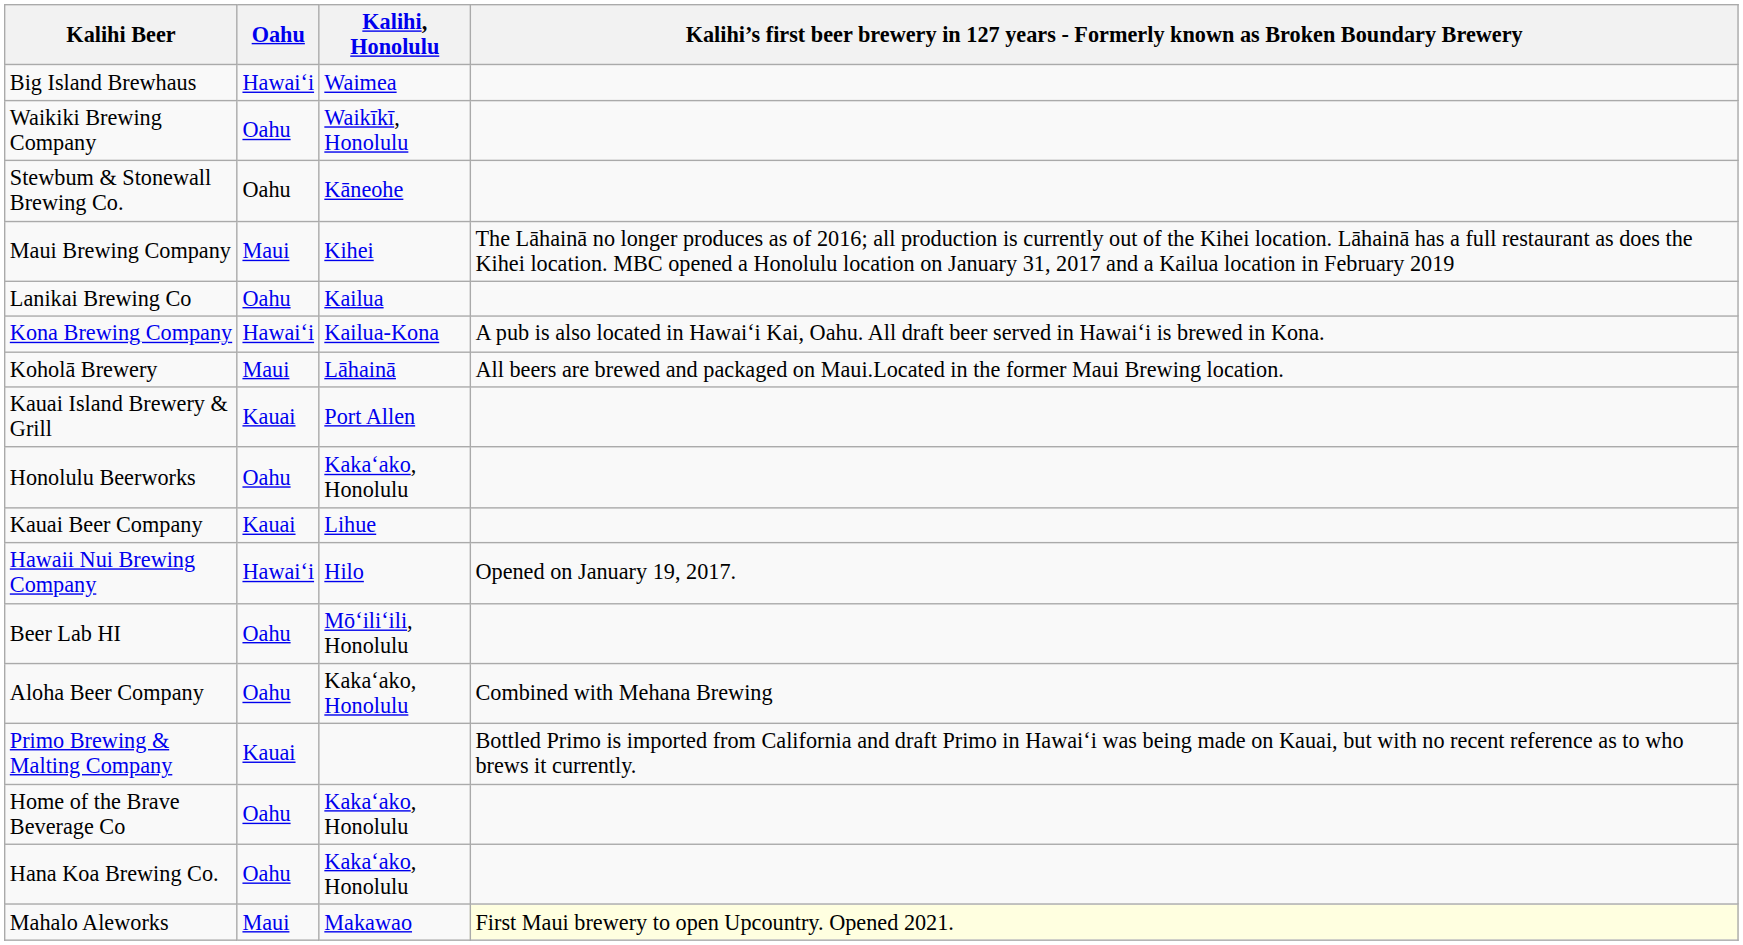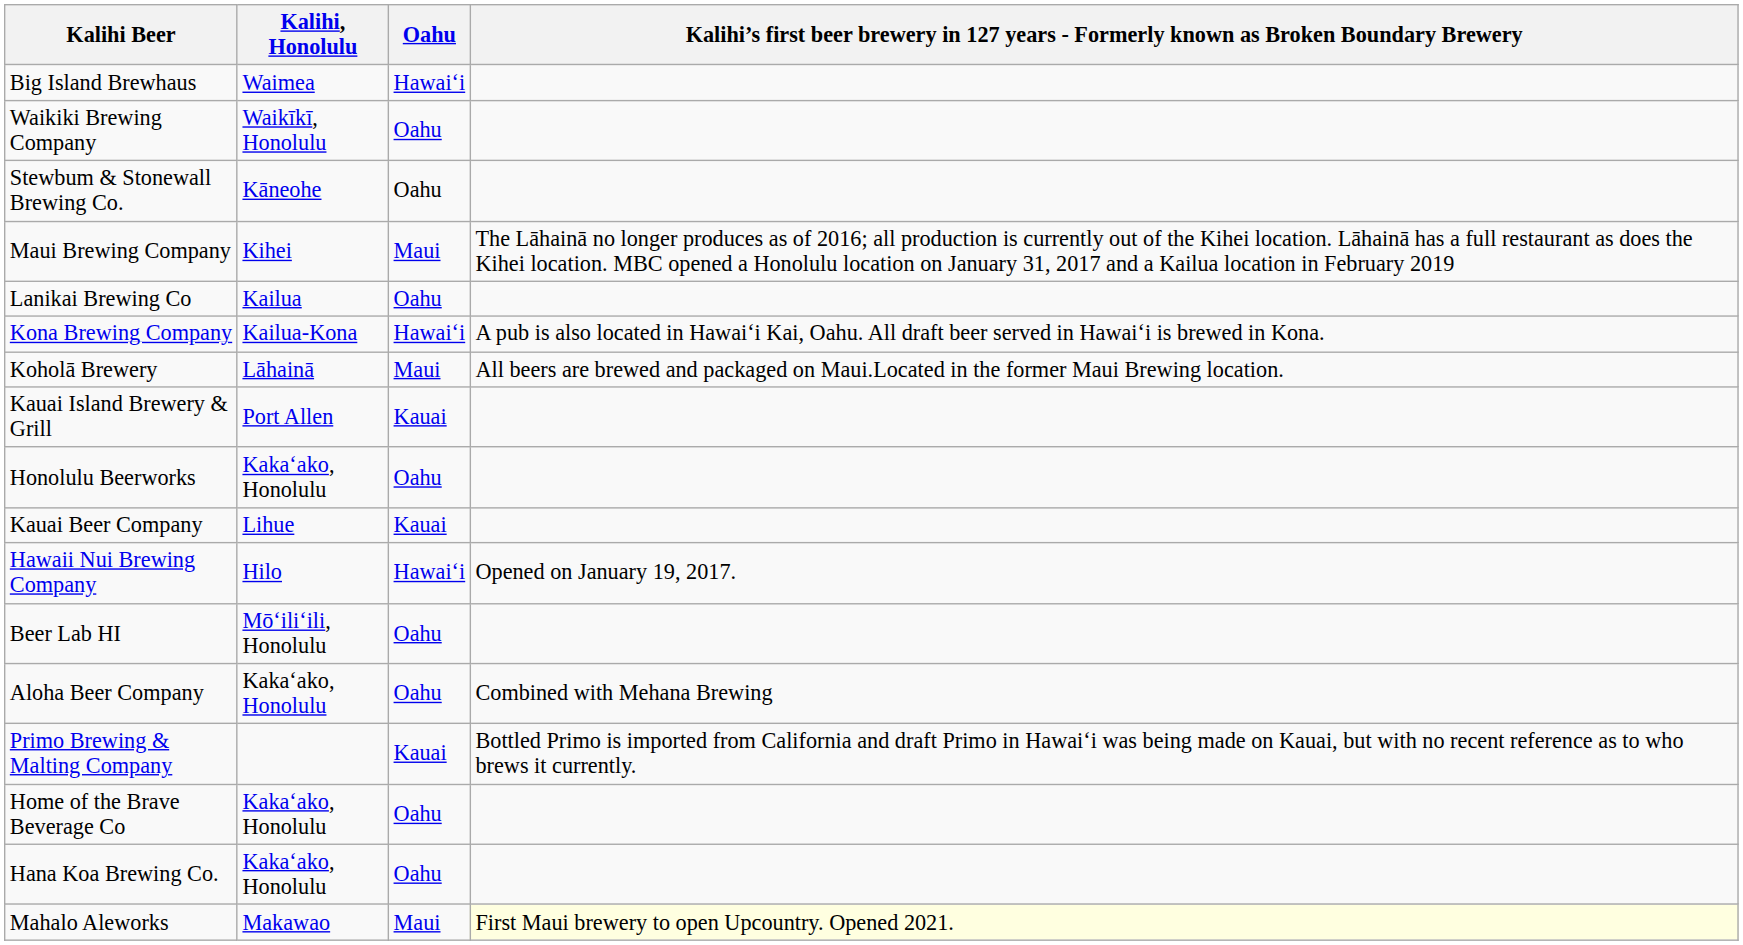columns swapped: (395, 34) <-> (278, 34)
